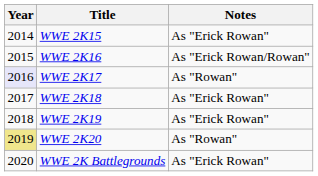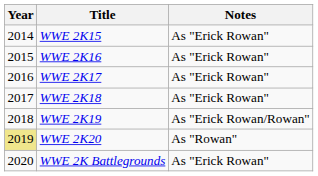(240, 56) As "Erick Rowan/Rowan" -> (220, 56) As "Erick Rowan"
(21, 77) lavender background -> (21, 77) no background
(204, 77) As "Rowan" -> (220, 77) As "Erick Rowan"
(220, 118) As "Erick Rowan" -> (240, 118) As "Erick Rowan/Rowan"
